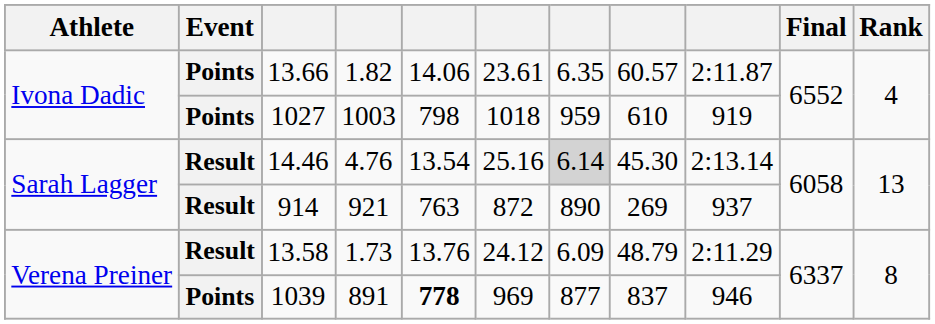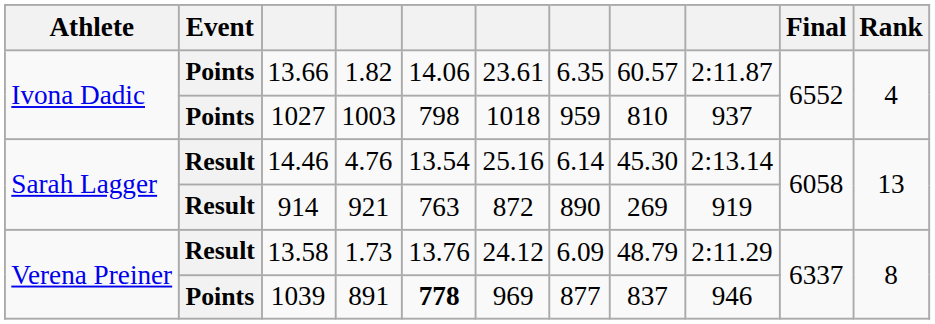(647, 117) 610 -> (647, 117) 810
(732, 117) 919 -> (732, 117) 937
(580, 161) lightgrey background -> (580, 161) no background
(732, 206) 937 -> (732, 206) 919
